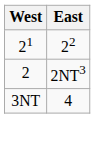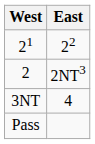+ row: (26, 125)
